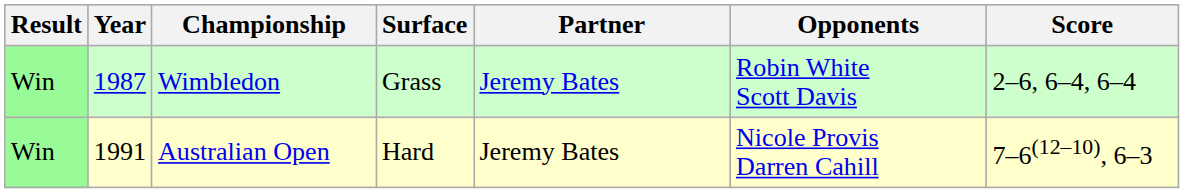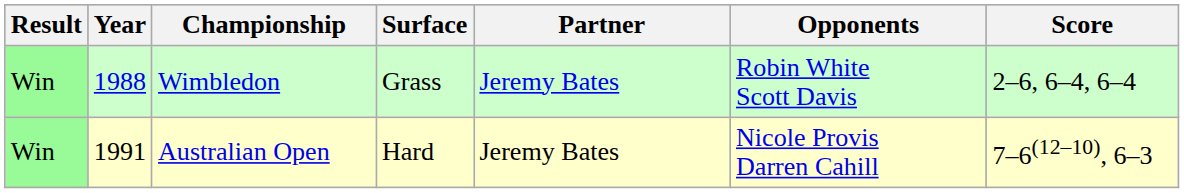(120, 81) 1987 -> (120, 81) 1988
